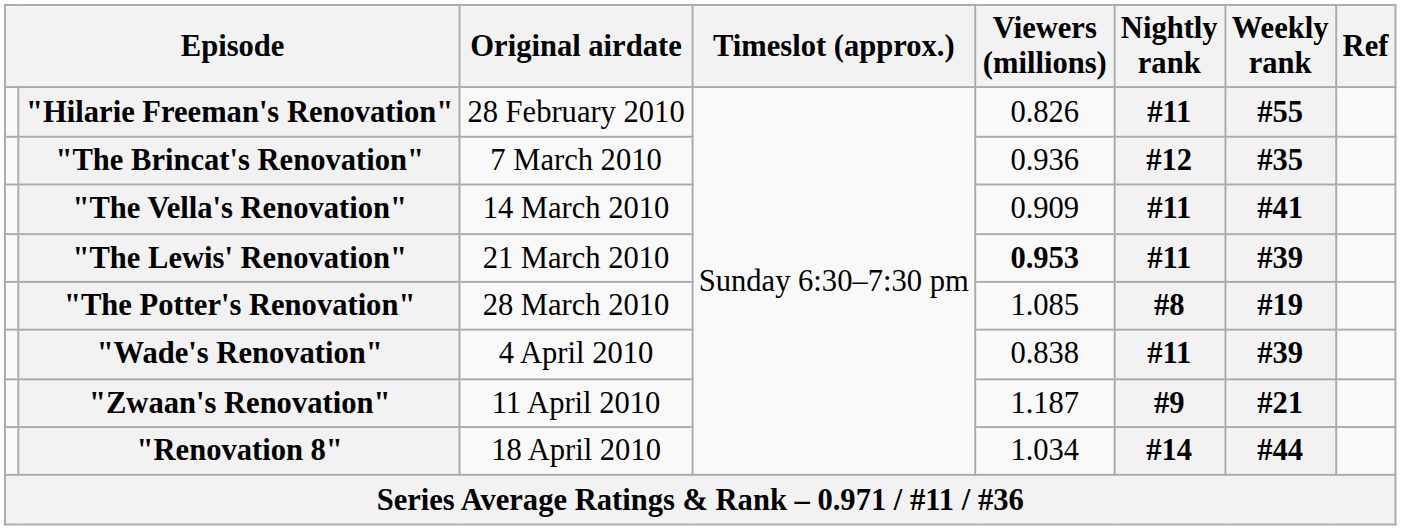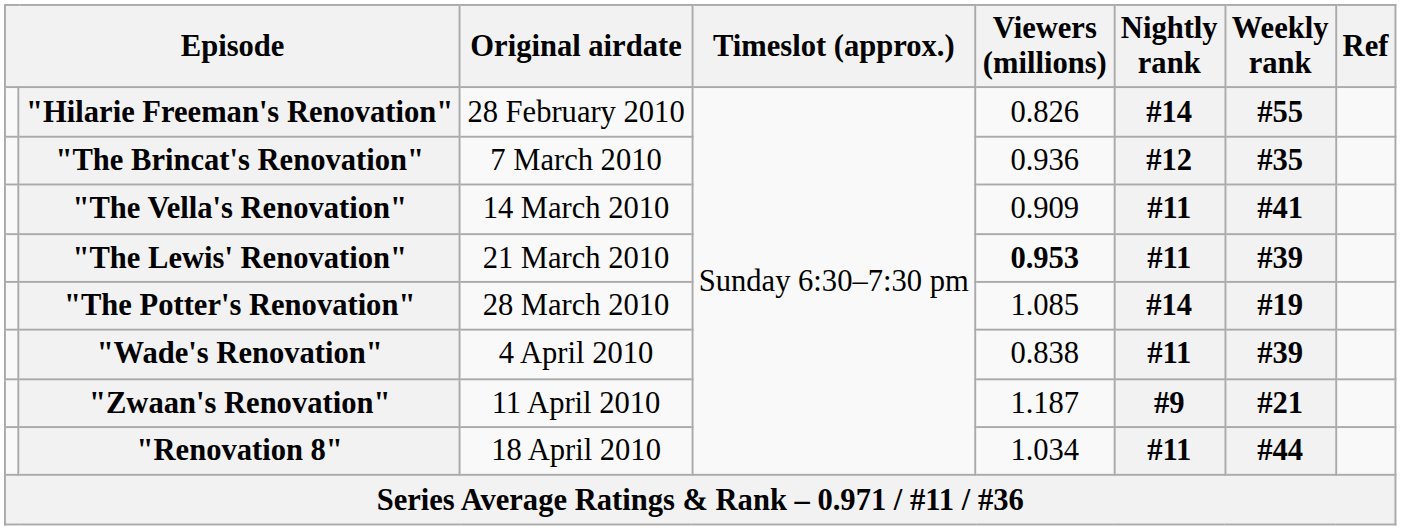(1169, 111) #11 -> (1169, 111) #14
(1169, 305) #8 -> (1169, 305) #14
(1169, 450) #14 -> (1169, 450) #11
